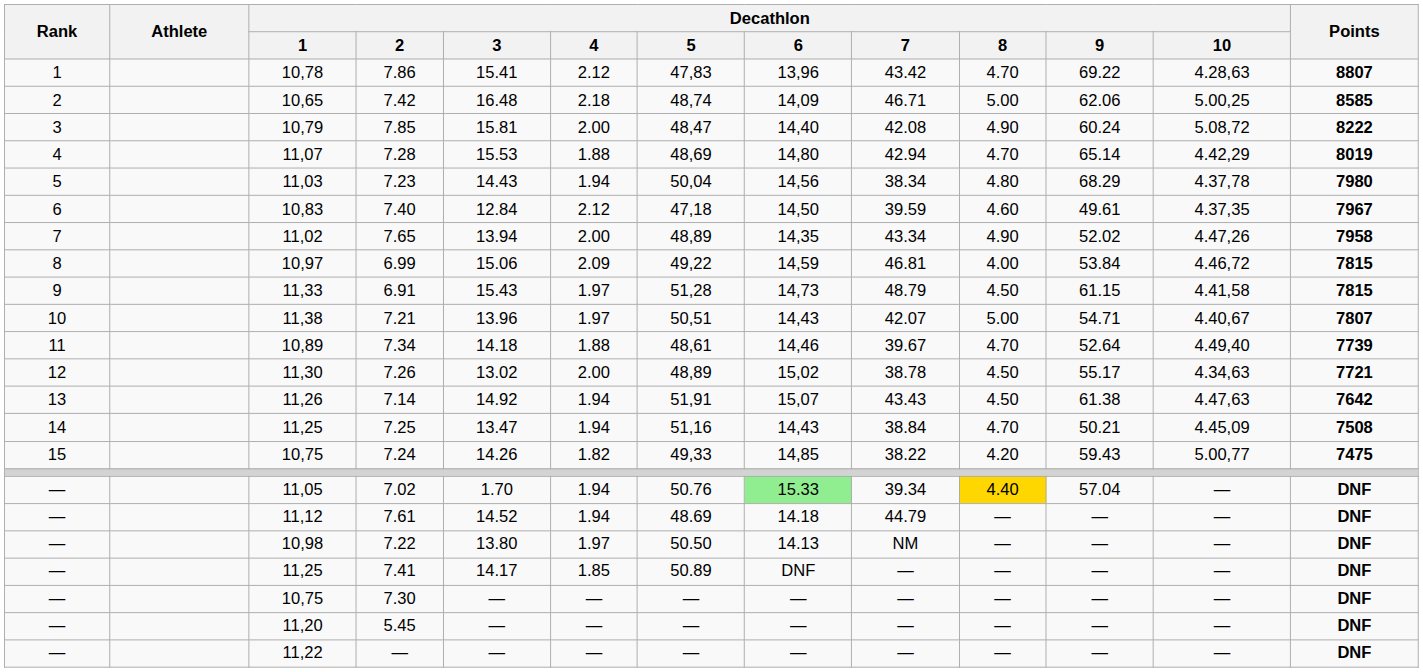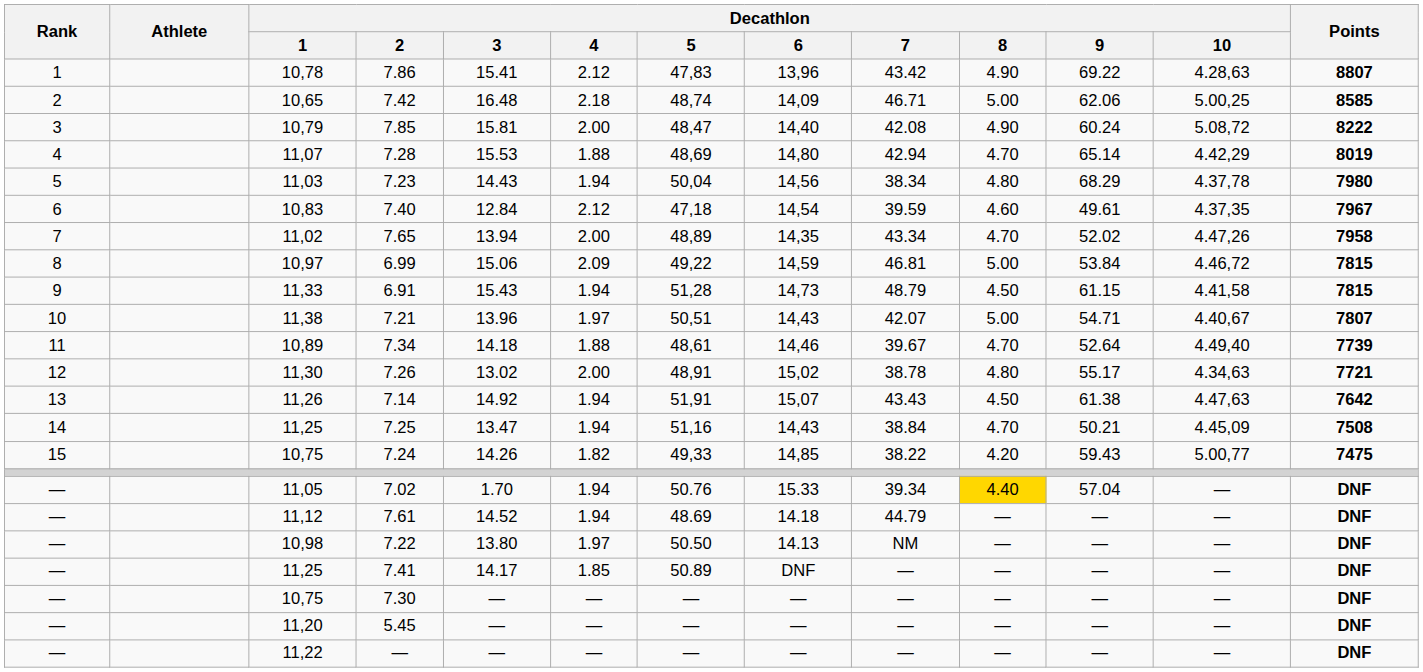(1003, 72) 4.70 -> (1003, 72) 4.90
(798, 208) 14,50 -> (798, 208) 14,54
(1003, 236) 4.90 -> (1003, 236) 4.70
(1003, 263) 4.00 -> (1003, 263) 5.00
(594, 290) 1.97 -> (594, 290) 1.94
(691, 372) 48,89 -> (691, 372) 48,91
(1003, 372) 4.50 -> (1003, 372) 4.80
(798, 489) lightgreen background -> (798, 489) no background
